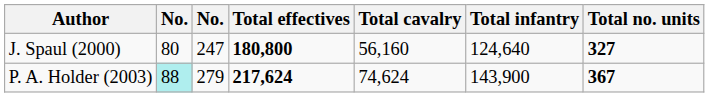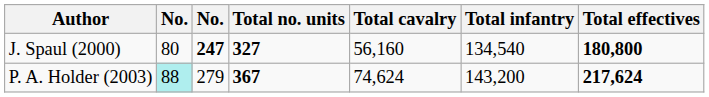columns swapped: (644, 19) <-> (291, 19)
(210, 48) normal -> (210, 48) bold
(500, 48) 124,640 -> (495, 48) 134,540
(500, 77) 143,900 -> (495, 77) 143,200
